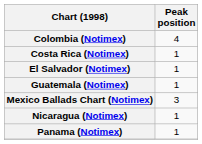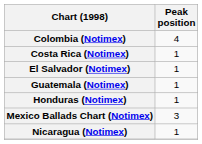+ row: (80, 100)
- row: (80, 131)
